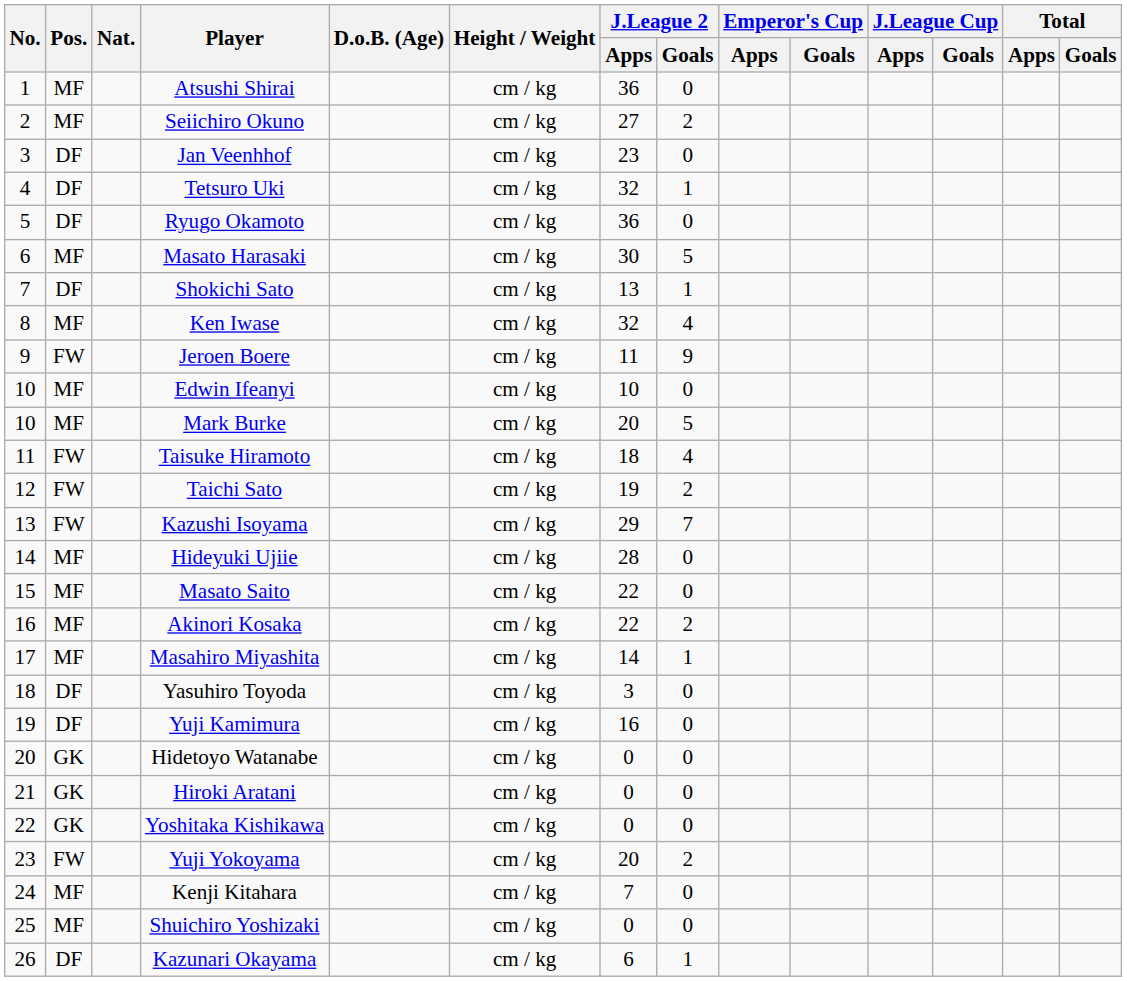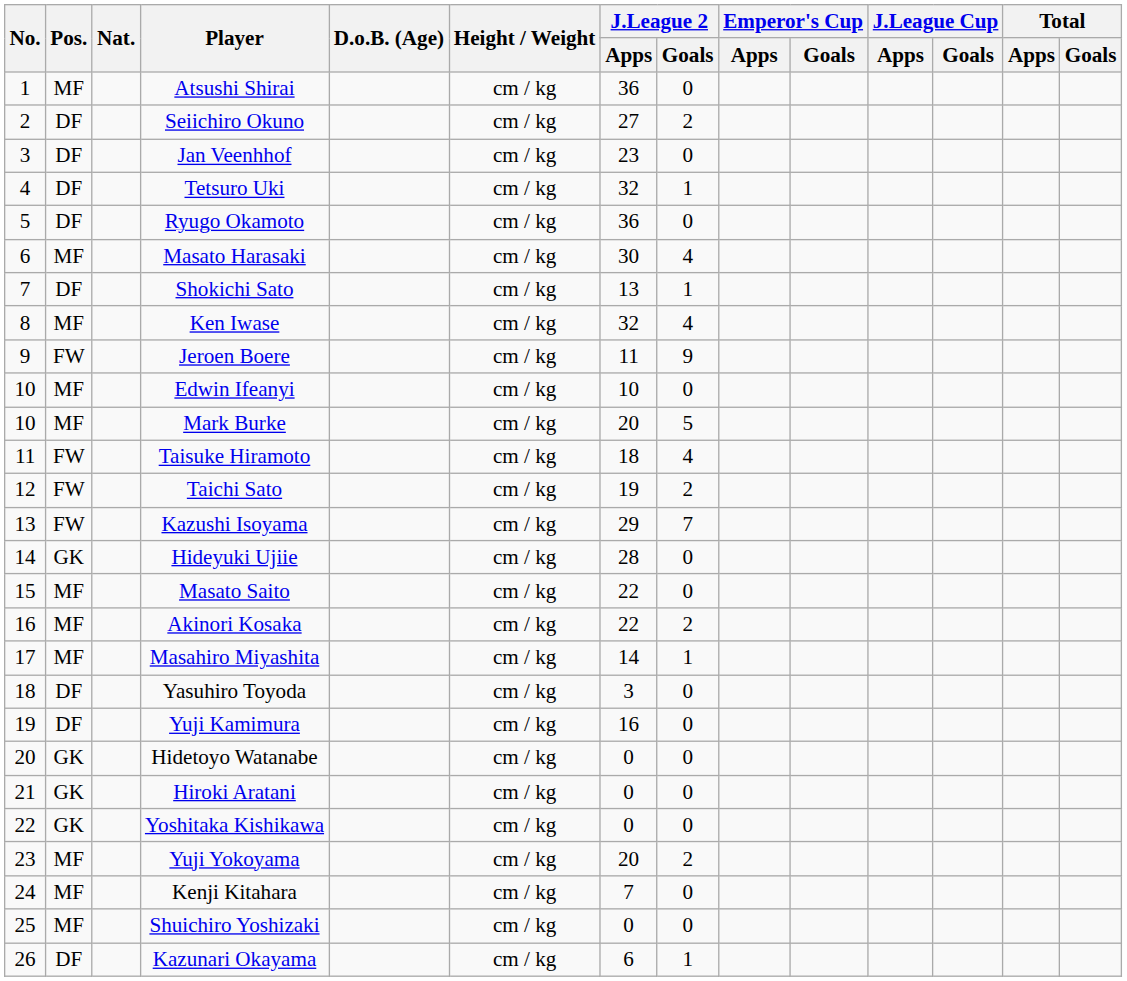(69, 121) MF -> (69, 121) DF
(688, 255) 5 -> (688, 255) 4
(69, 557) MF -> (69, 557) GK
(69, 858) FW -> (69, 858) MF
